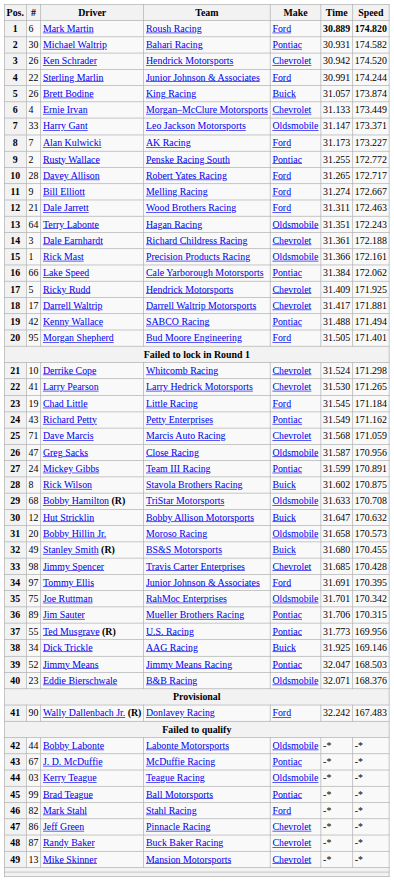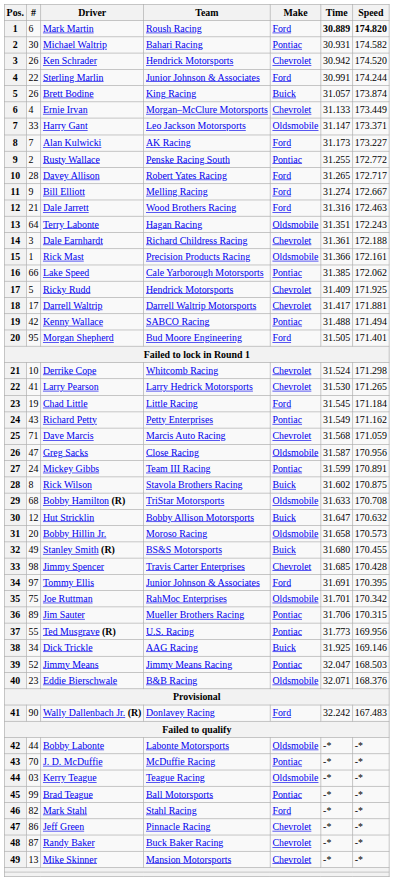(336, 208) 31.311 -> (337, 208) 31.316
(337, 273) 31.384 -> (337, 273) 31.385
(33, 762) 67 -> (33, 762) 70
